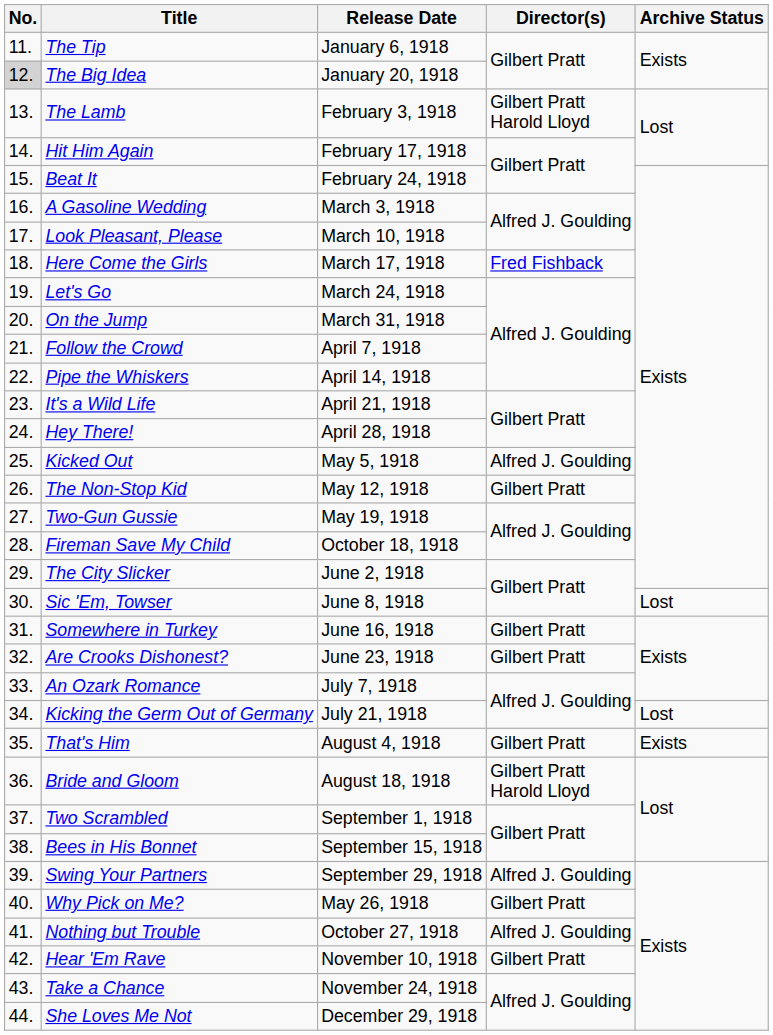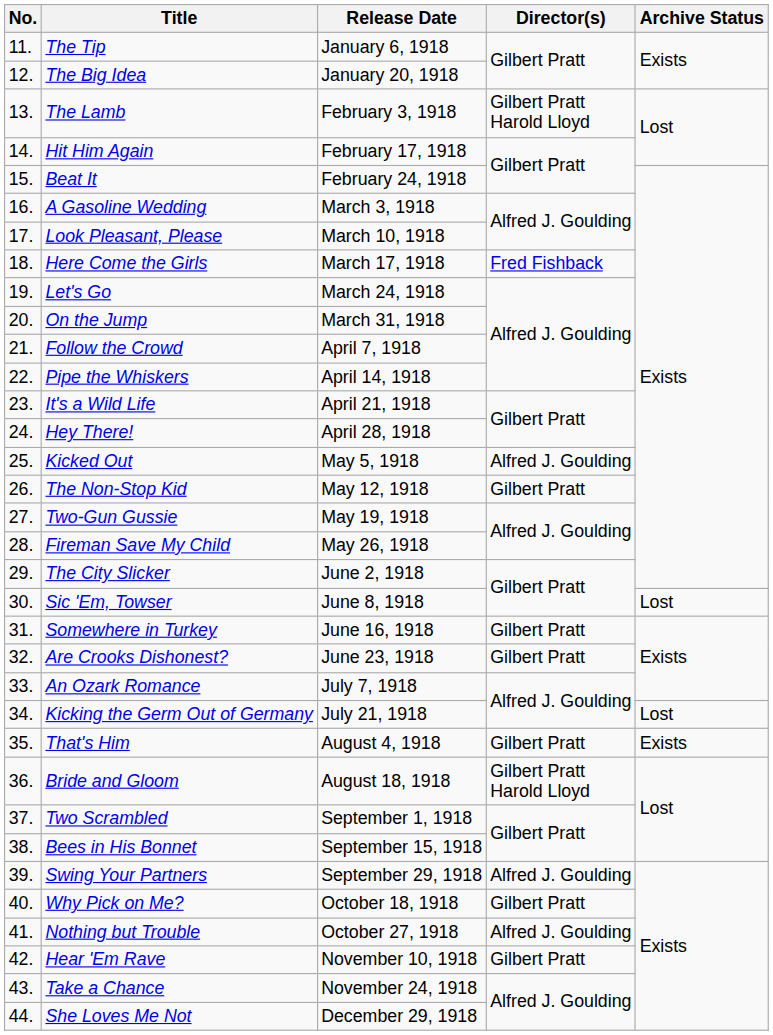(21, 74) lightgrey background -> (21, 74) no background
(390, 545) October 18, 1918 -> (375, 545) May 26, 1918
(375, 903) May 26, 1918 -> (390, 903) October 18, 1918
